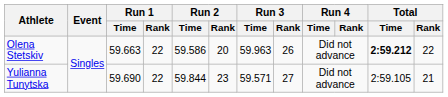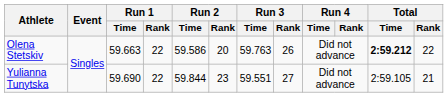(255, 51) 59.963 -> (255, 51) 59.763
(255, 78) 59.571 -> (255, 78) 59.551
